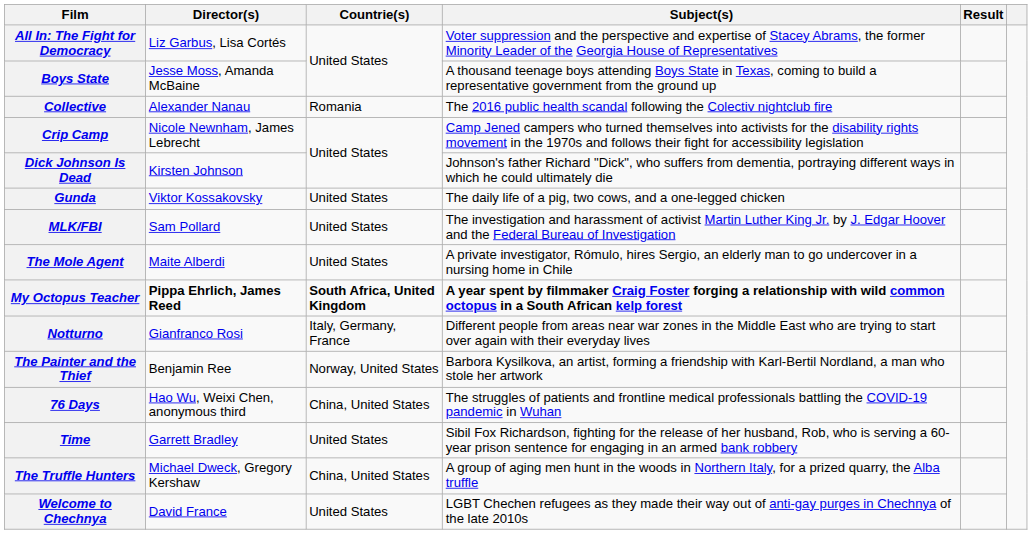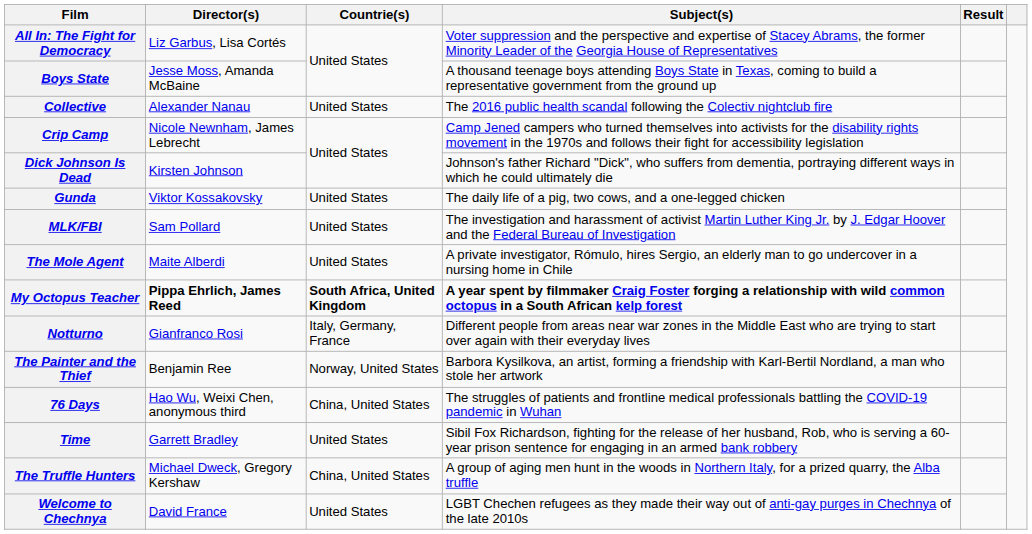(335, 106) Romania -> (349, 106) United States
